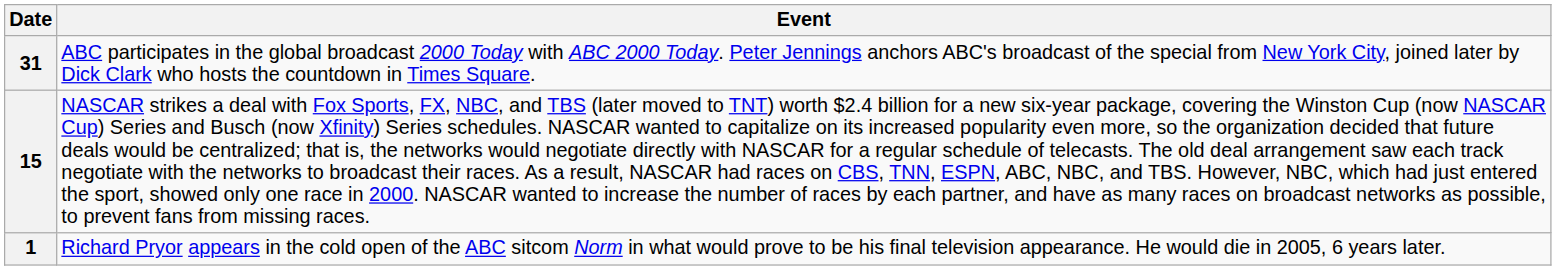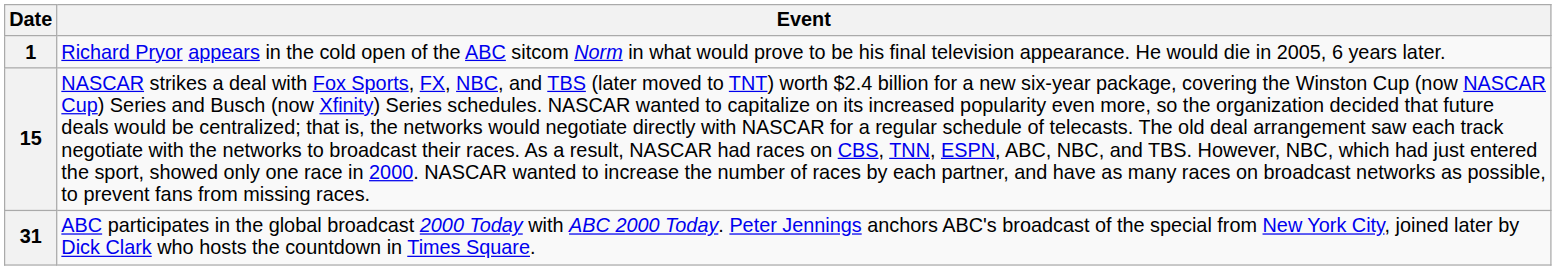rows swapped: (31, 248) <-> (31, 62)
